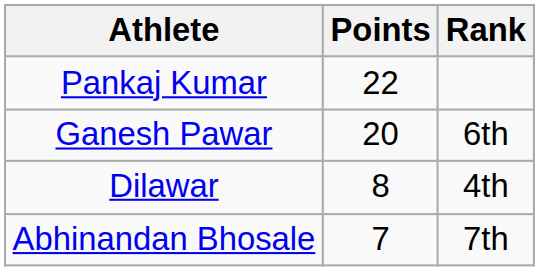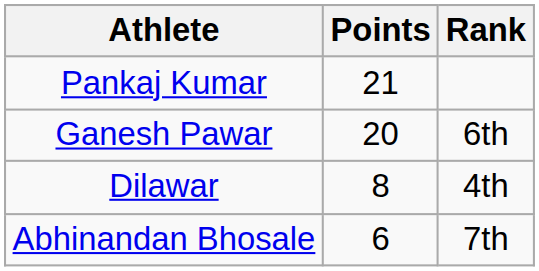(381, 82) 22 -> (381, 82) 21
(381, 238) 7 -> (381, 238) 6
